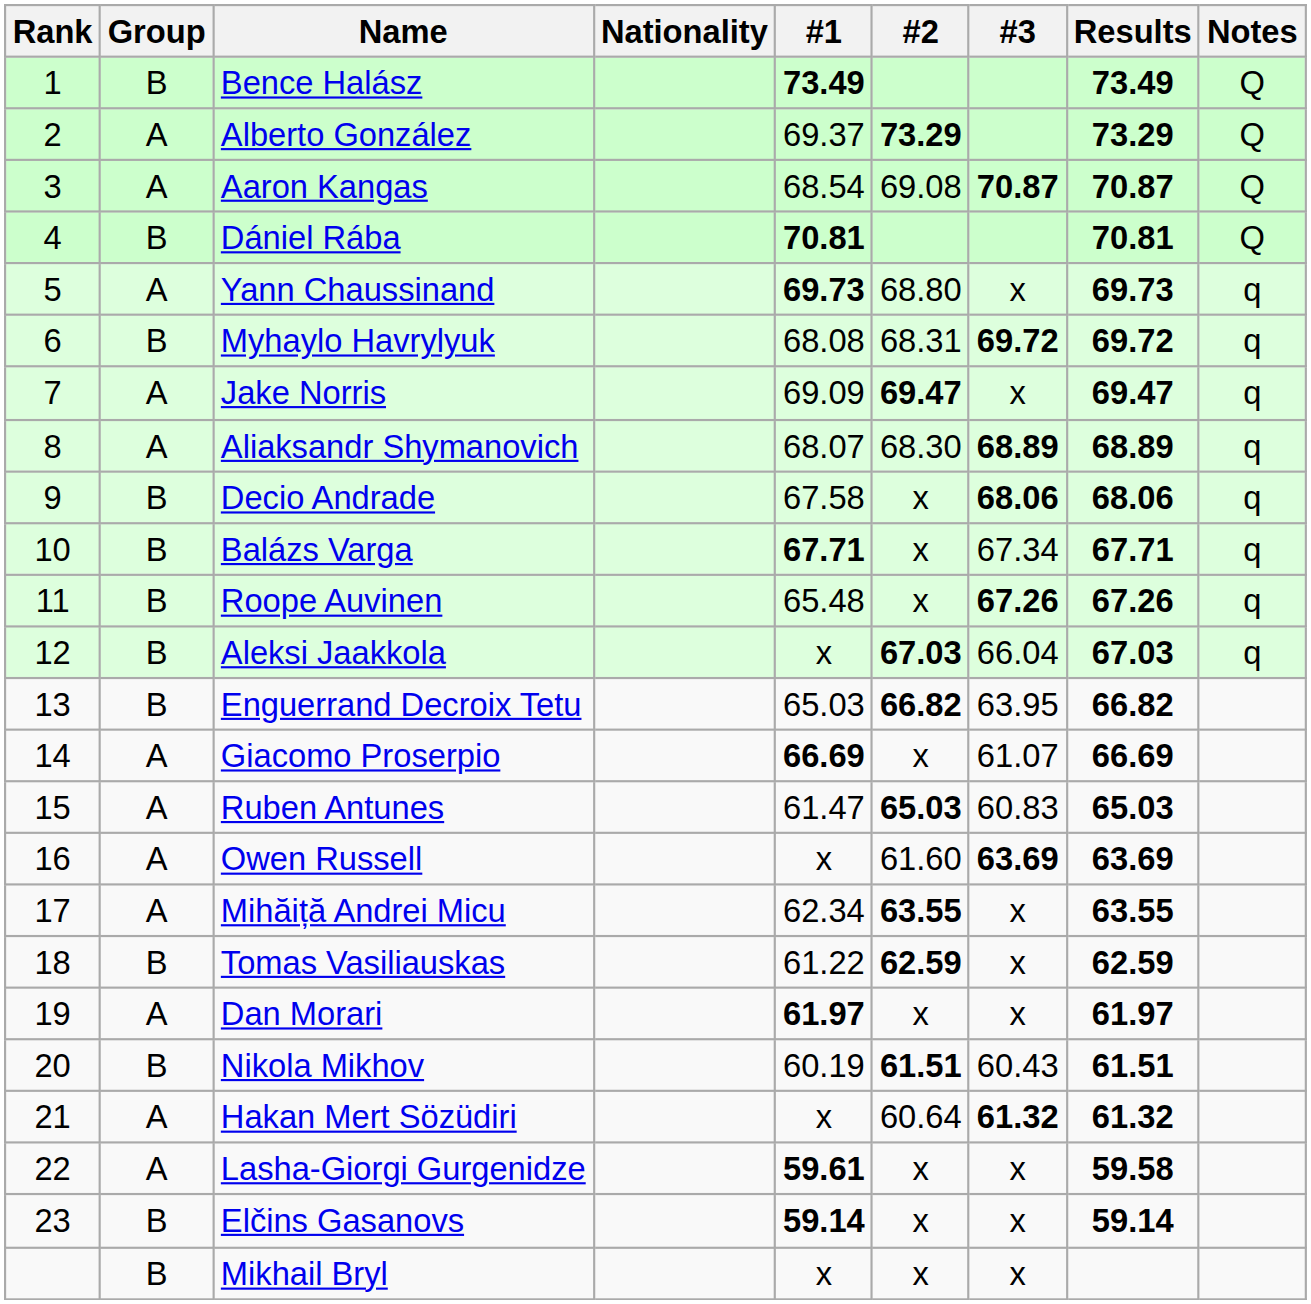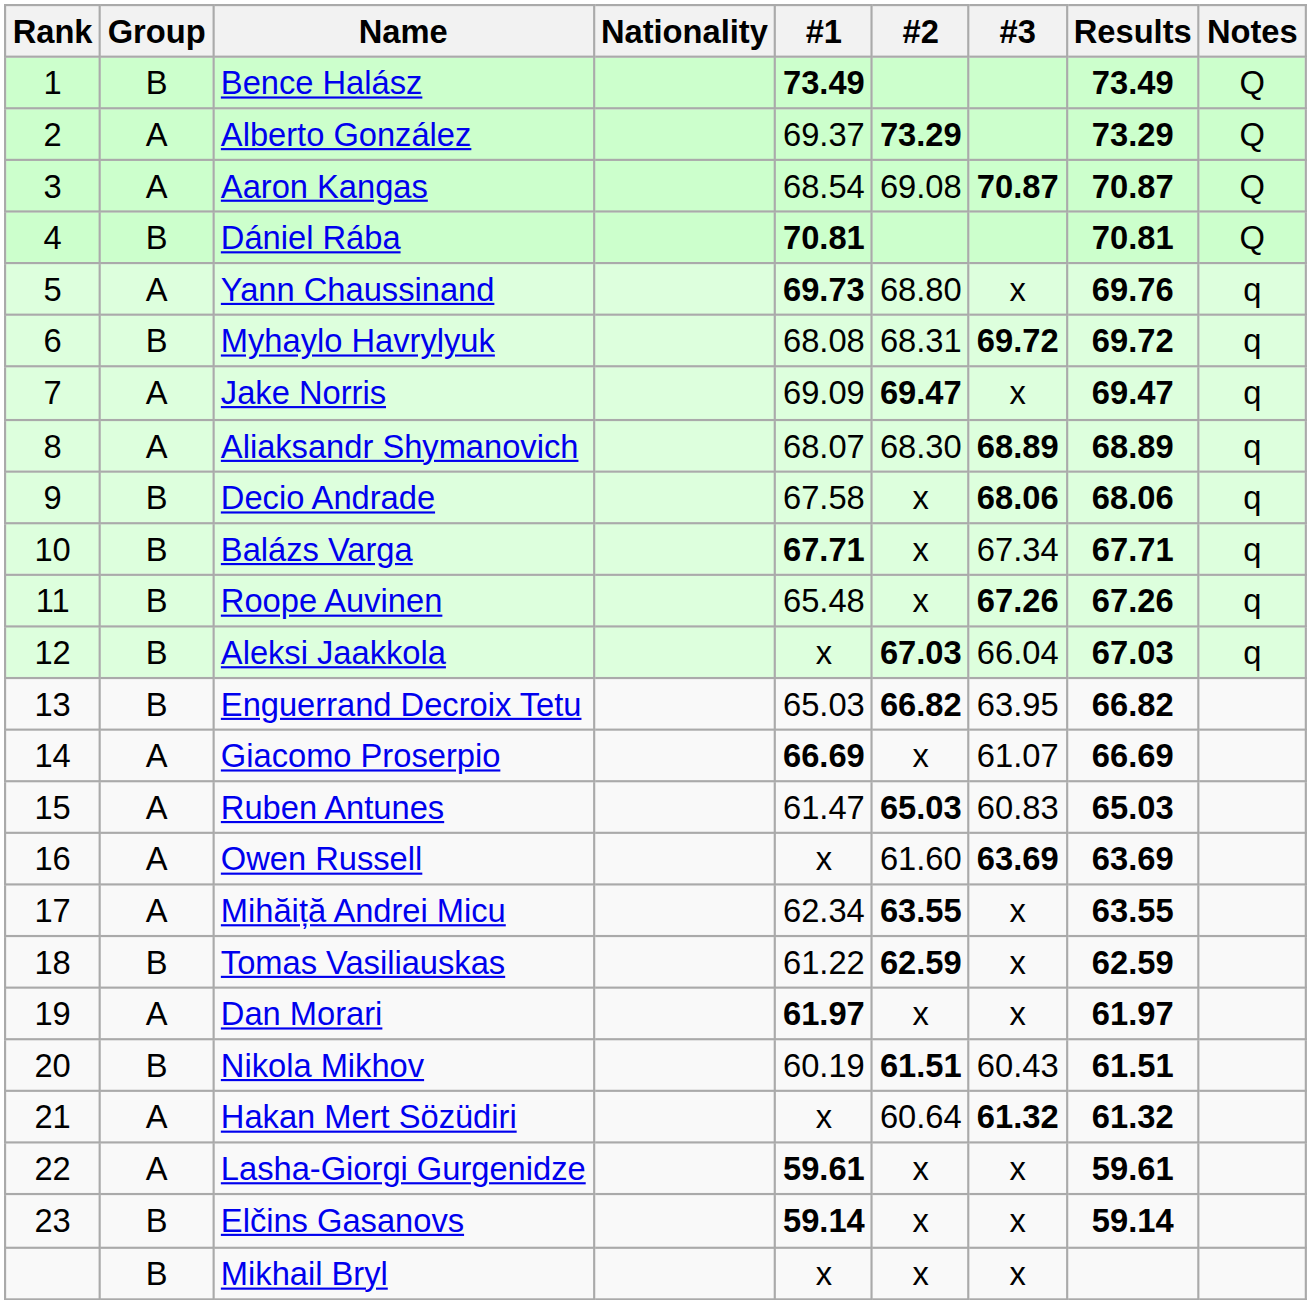(1133, 290) 69.73 -> (1133, 290) 69.76
(1133, 1169) 59.58 -> (1133, 1169) 59.61
